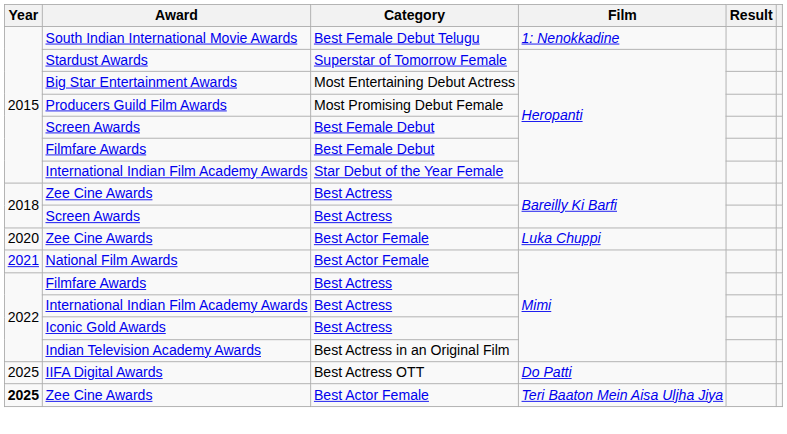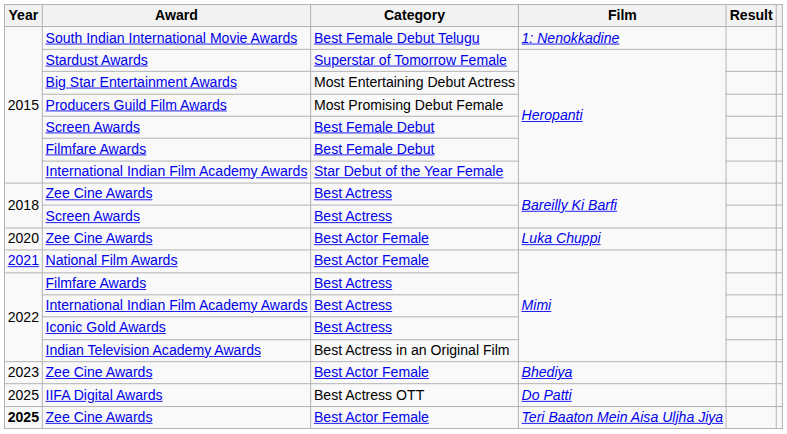+ row: (99, 372)
